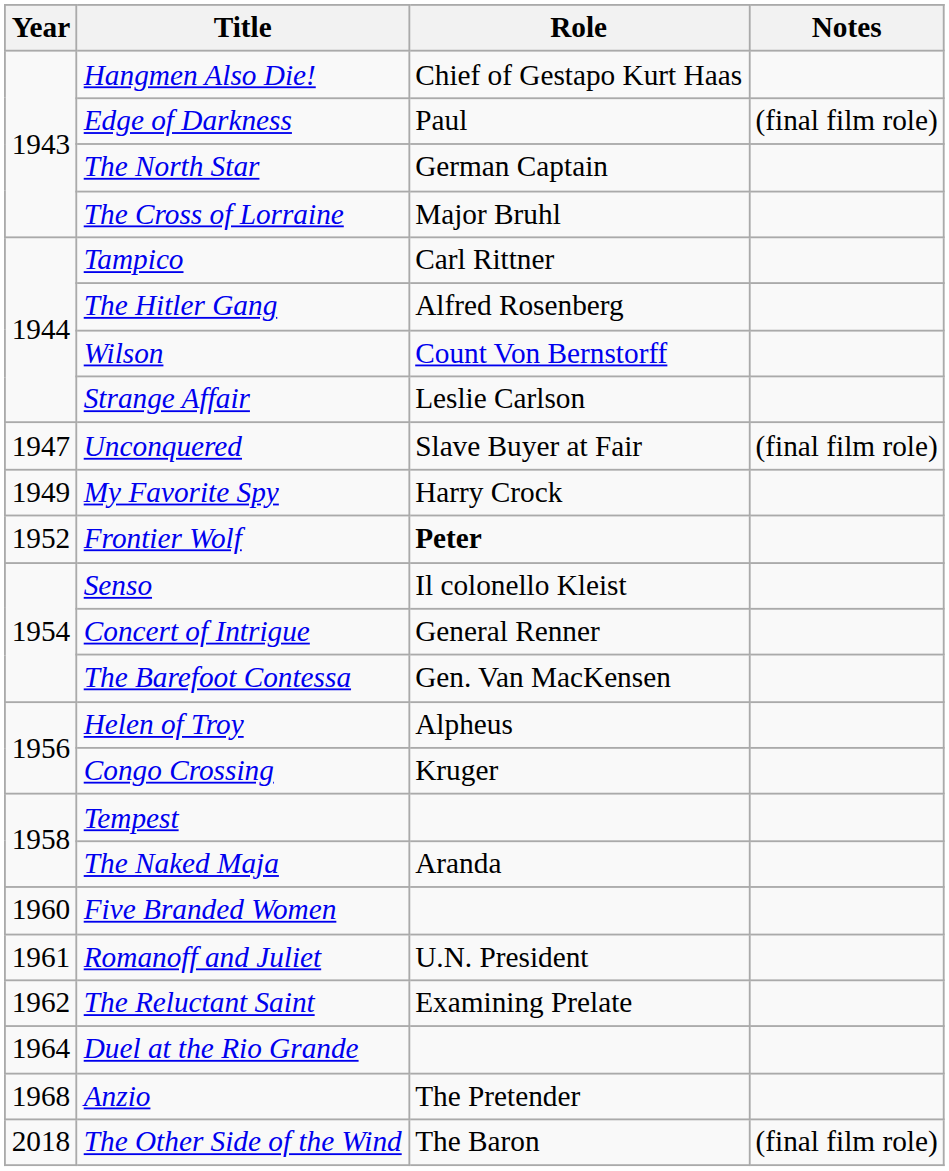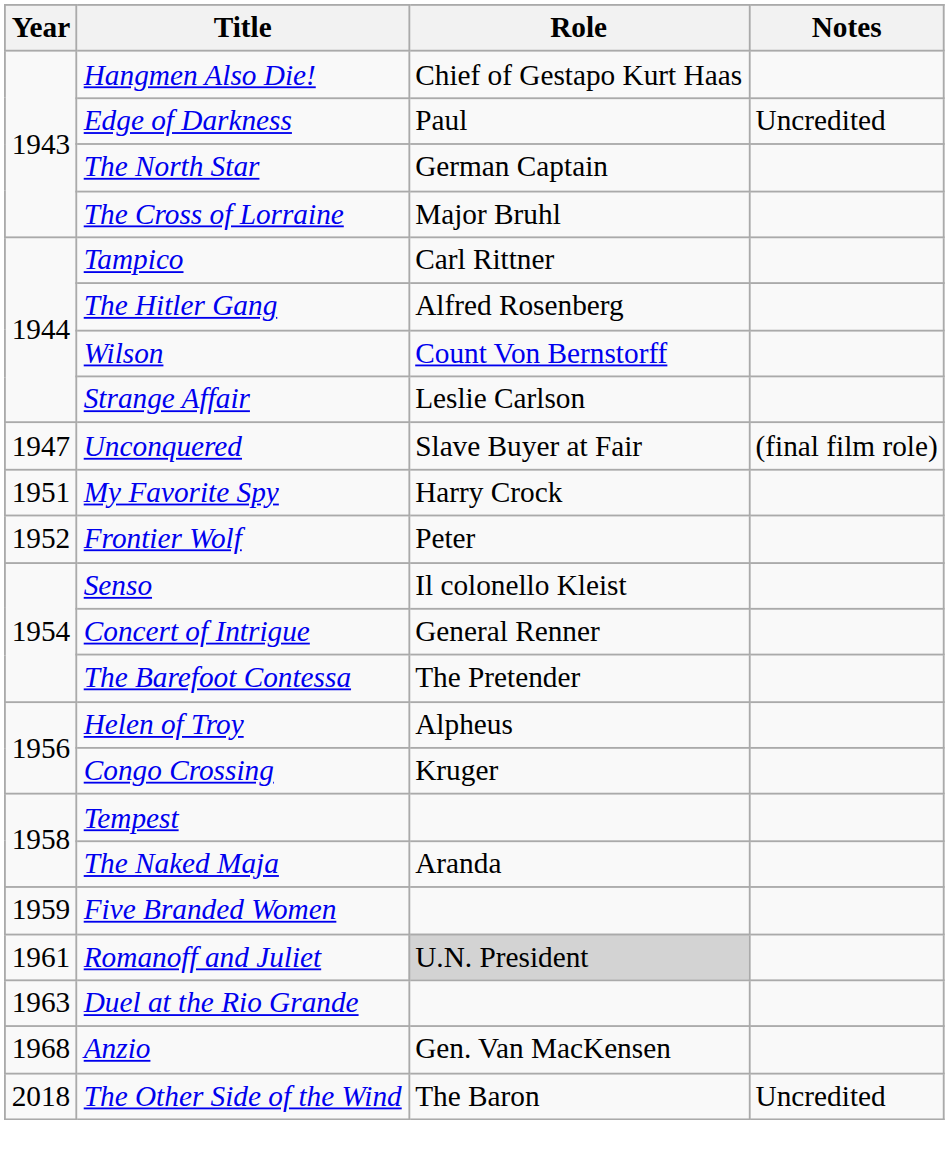(847, 120) (final film role) -> (821, 120) Uncredited
(41, 492) 1949 -> (41, 492) 1951
(449, 538) bold -> (445, 538) normal
(543, 677) Gen. Van MacKensen -> (498, 677) The Pretender
(41, 910) 1960 -> (41, 910) 1959
(502, 956) no background -> (502, 956) lightgrey background
- row: (199, 1002)
(41, 1049) 1964 -> (41, 1002) 1963
(498, 1095) The Pretender -> (543, 1049) Gen. Van MacKensen
(847, 1142) (final film role) -> (821, 1095) Uncredited
